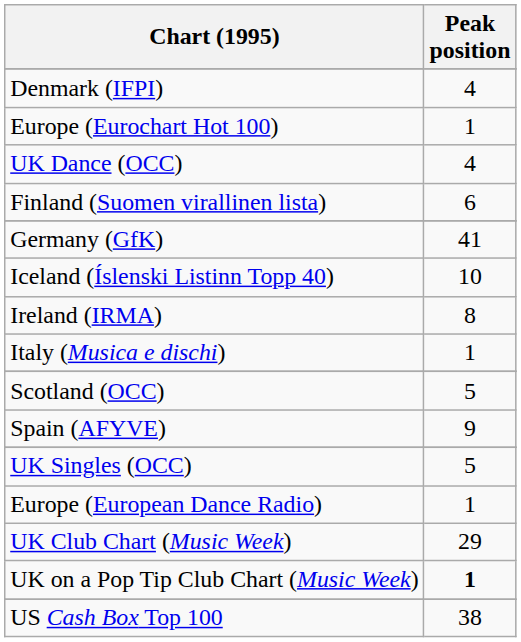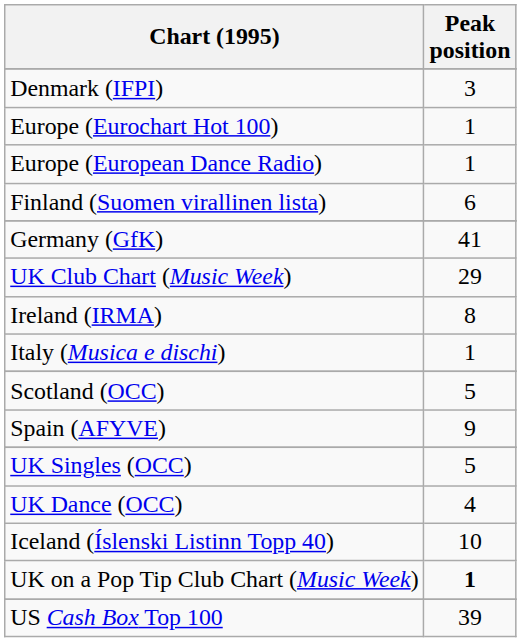(470, 88) 4 -> (470, 88) 3
rows swapped: (166, 503) <-> (96, 163)
rows swapped: (172, 277) <-> (151, 541)
(470, 617) 38 -> (470, 617) 39
